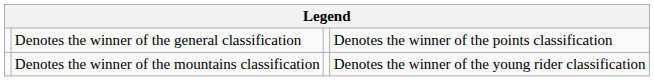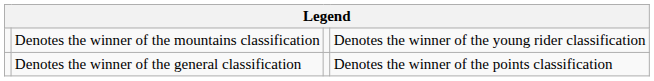rows swapped: (158, 40) <-> (167, 64)
